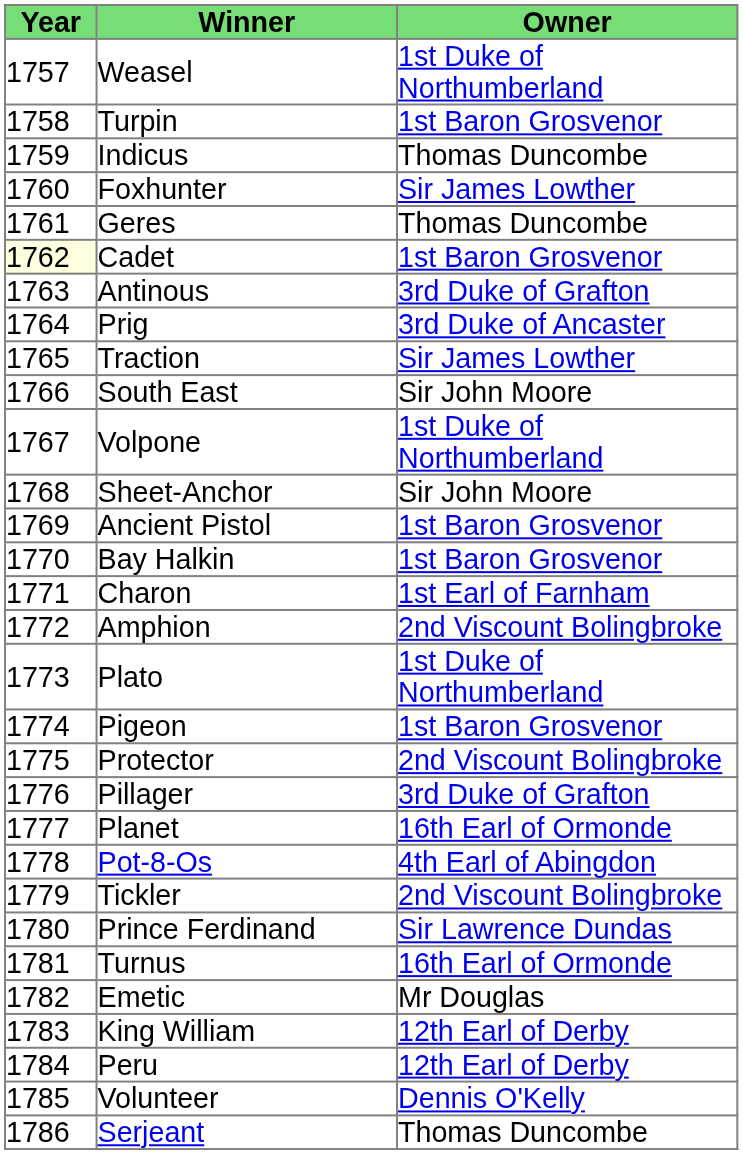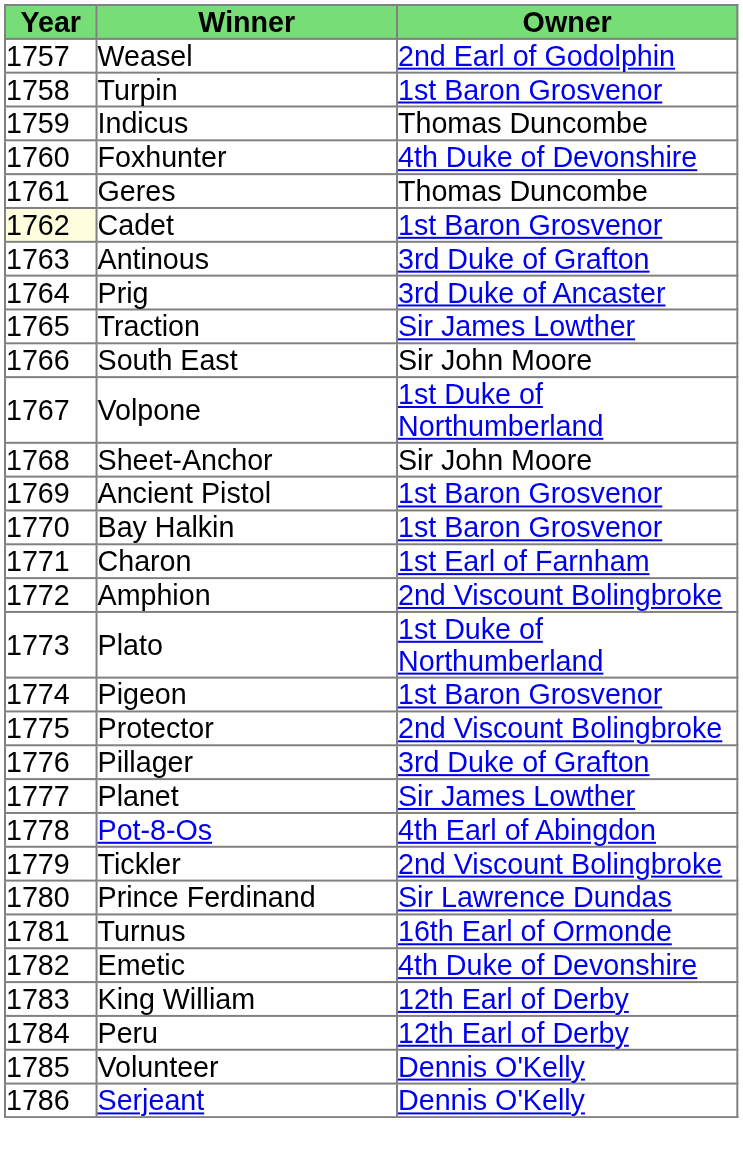(501, 72) 1st Duke of Northumberland -> (537, 56) 2nd Earl of Godolphin
(517, 189) Sir James Lowther -> (548, 157) 4th Duke of Devonshire
(535, 828) 16th Earl of Ormonde -> (517, 796) Sir James Lowther
(471, 997) Mr Douglas -> (548, 965) 4th Duke of Devonshire
(523, 1132) Thomas Duncombe -> (491, 1100) Dennis O'Kelly
